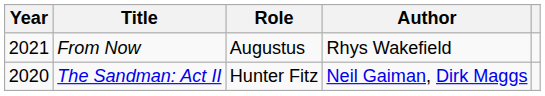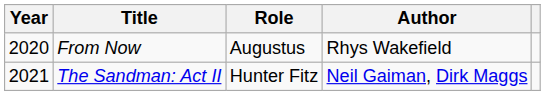(29, 47) 2021 -> (29, 47) 2020
(29, 76) 2020 -> (29, 76) 2021
